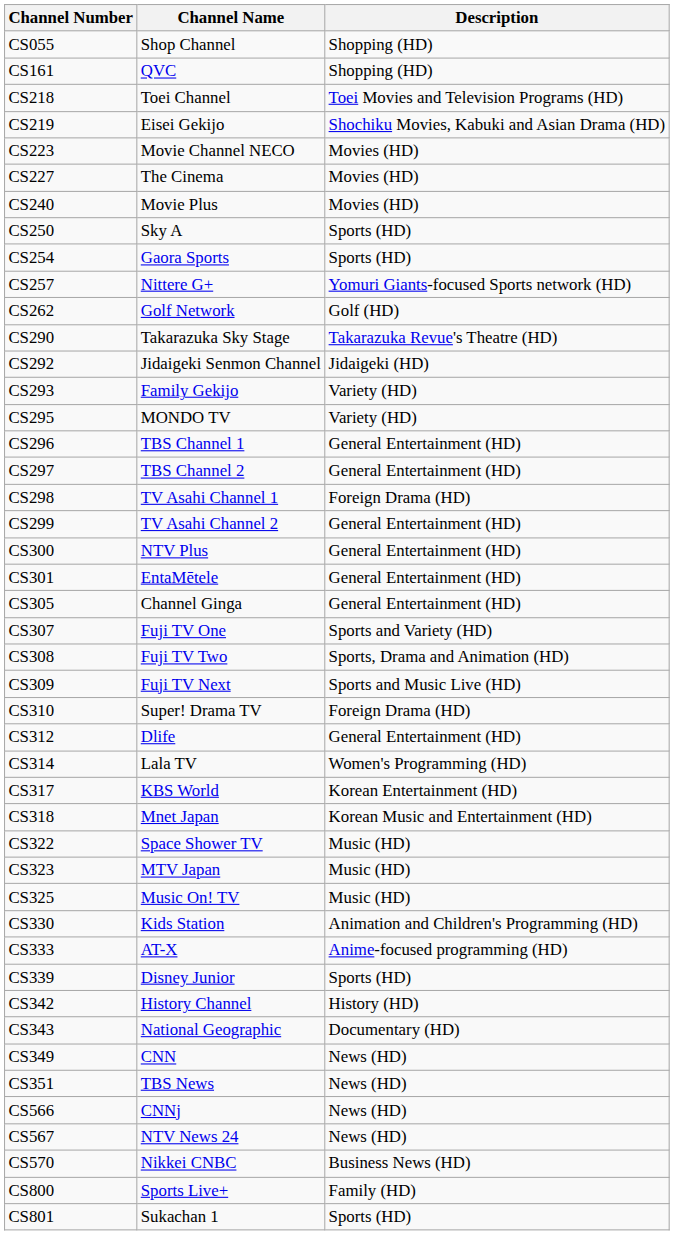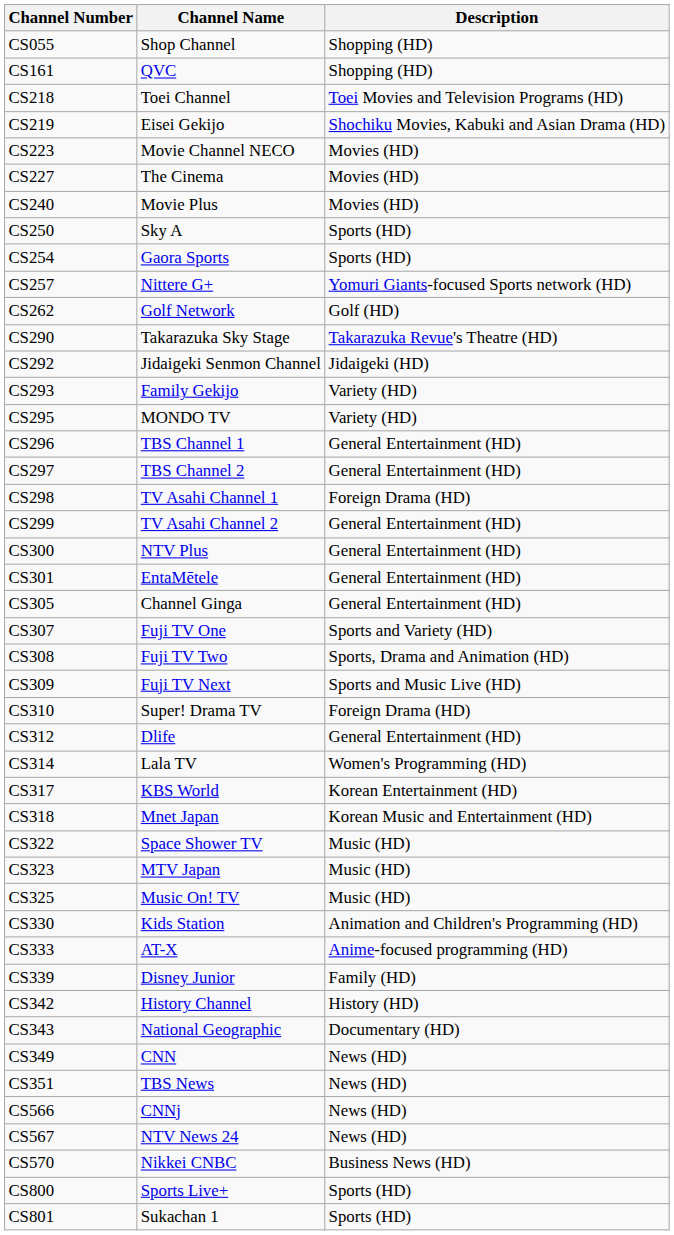(370, 976) Sports (HD) -> (372, 976) Family (HD)
(372, 1190) Family (HD) -> (370, 1190) Sports (HD)
